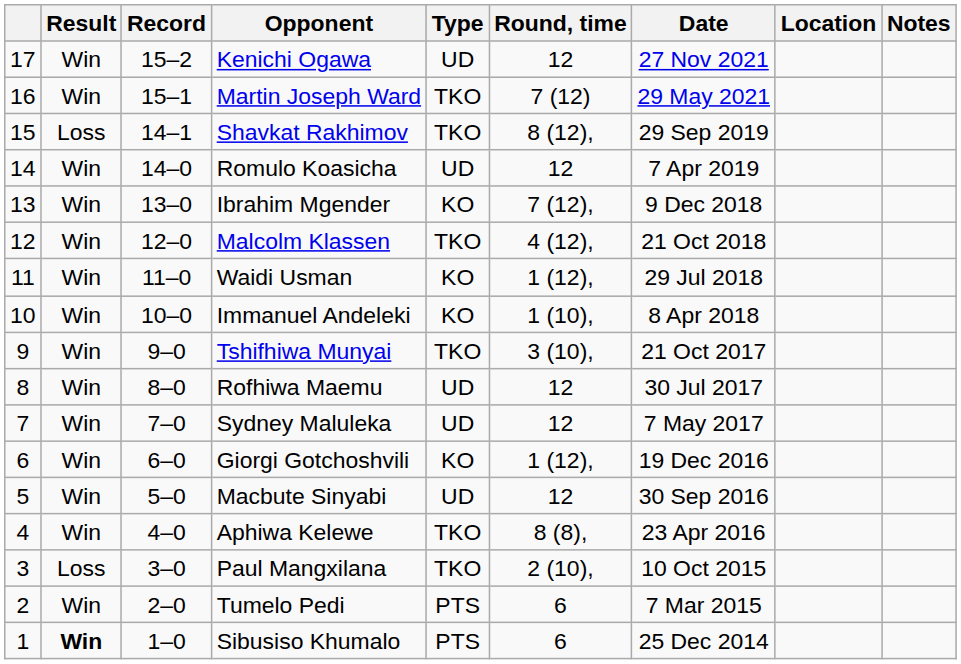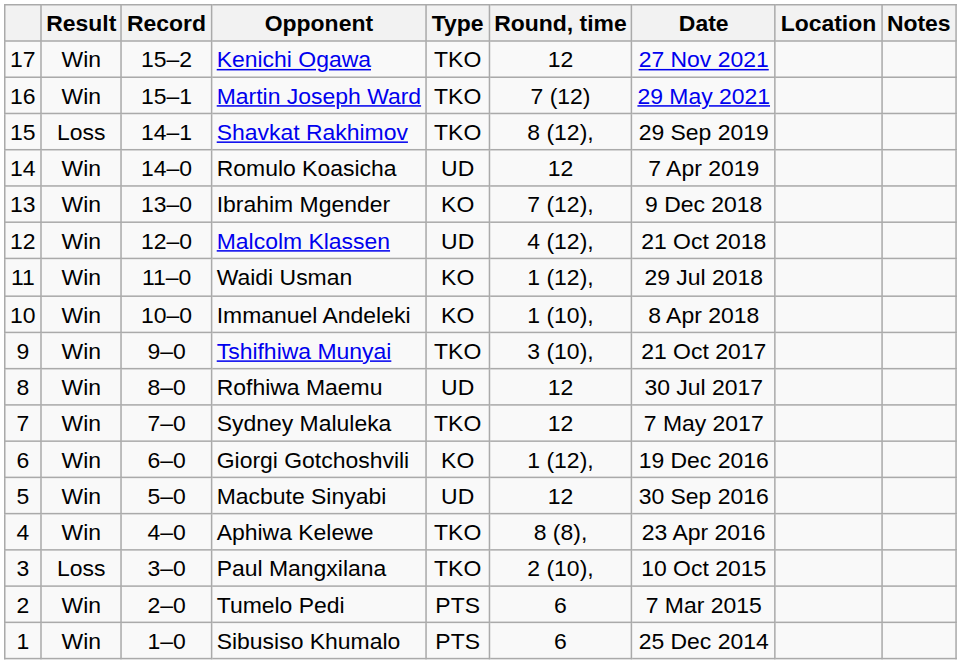(458, 59) UD -> (458, 59) TKO
(458, 241) TKO -> (458, 241) UD
(458, 423) UD -> (458, 423) TKO
(81, 641) bold -> (81, 641) normal
